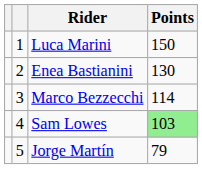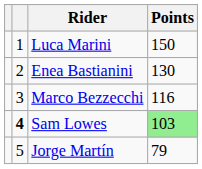(163, 97) 114 -> (163, 97) 116
(20, 124) normal -> (20, 124) bold
